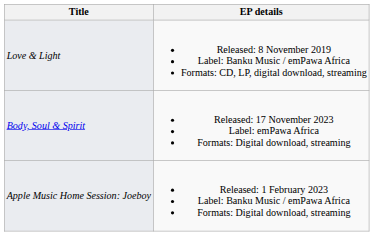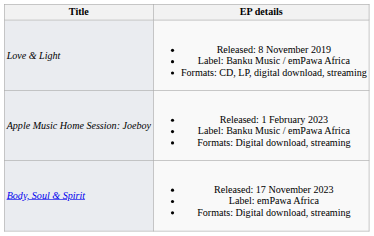rows swapped: (79, 195) <-> (46, 125)
